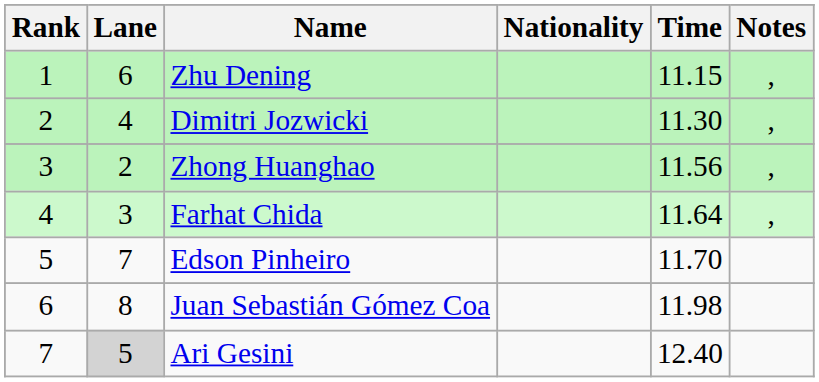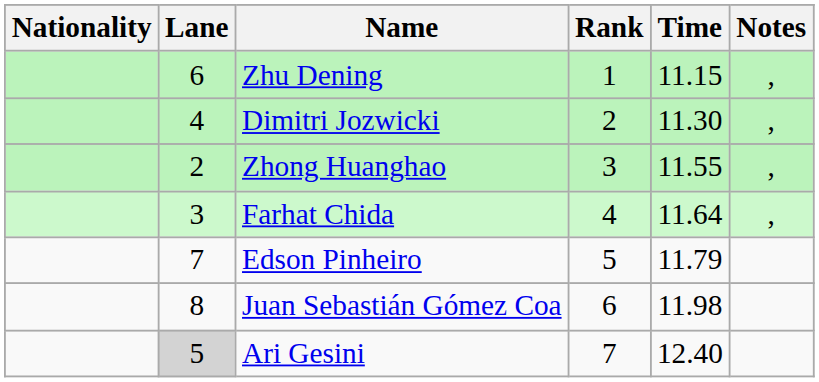columns swapped: (46, 27) <-> (573, 27)
(690, 167) 11.56 -> (690, 167) 11.55
(690, 259) 11.70 -> (690, 259) 11.79
